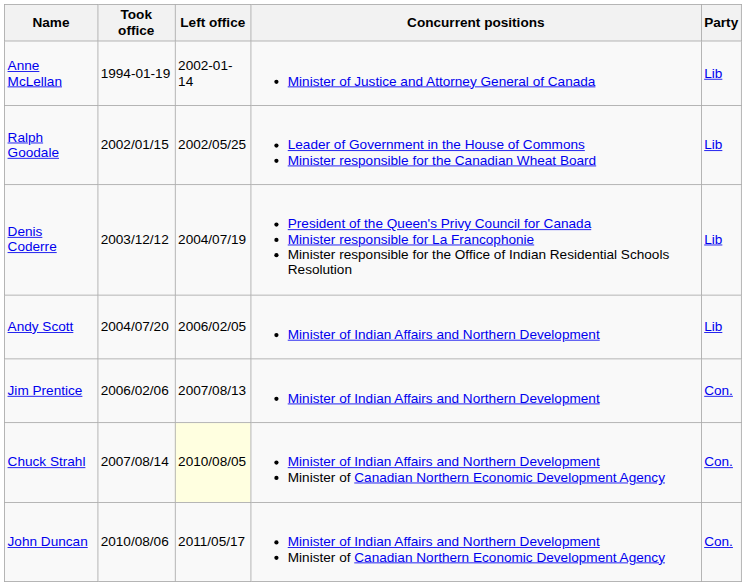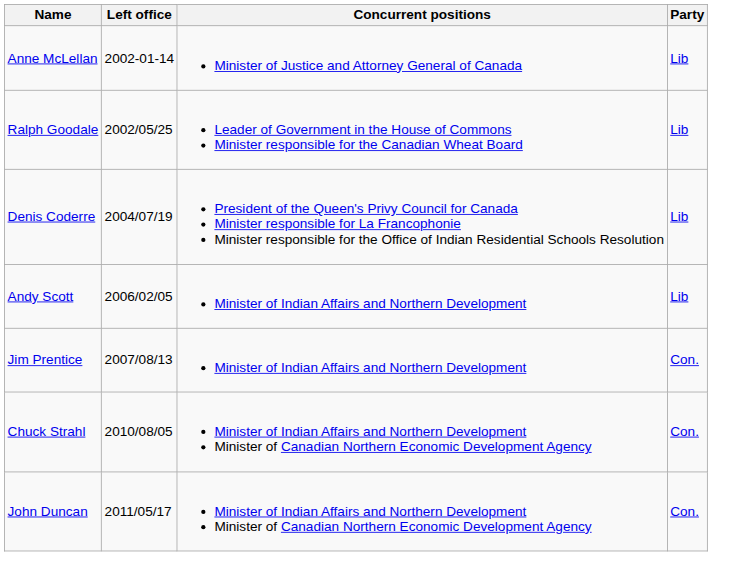- column: (136, 22)
(212, 462) lightyellow background -> (139, 431) no background
